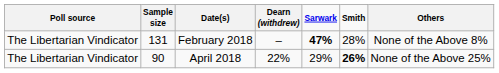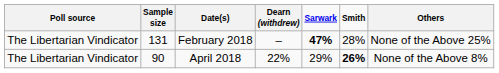(431, 40) None of the Above 8% -> (431, 40) None of the Above 25%
(431, 58) None of the Above 25% -> (431, 58) None of the Above 8%
